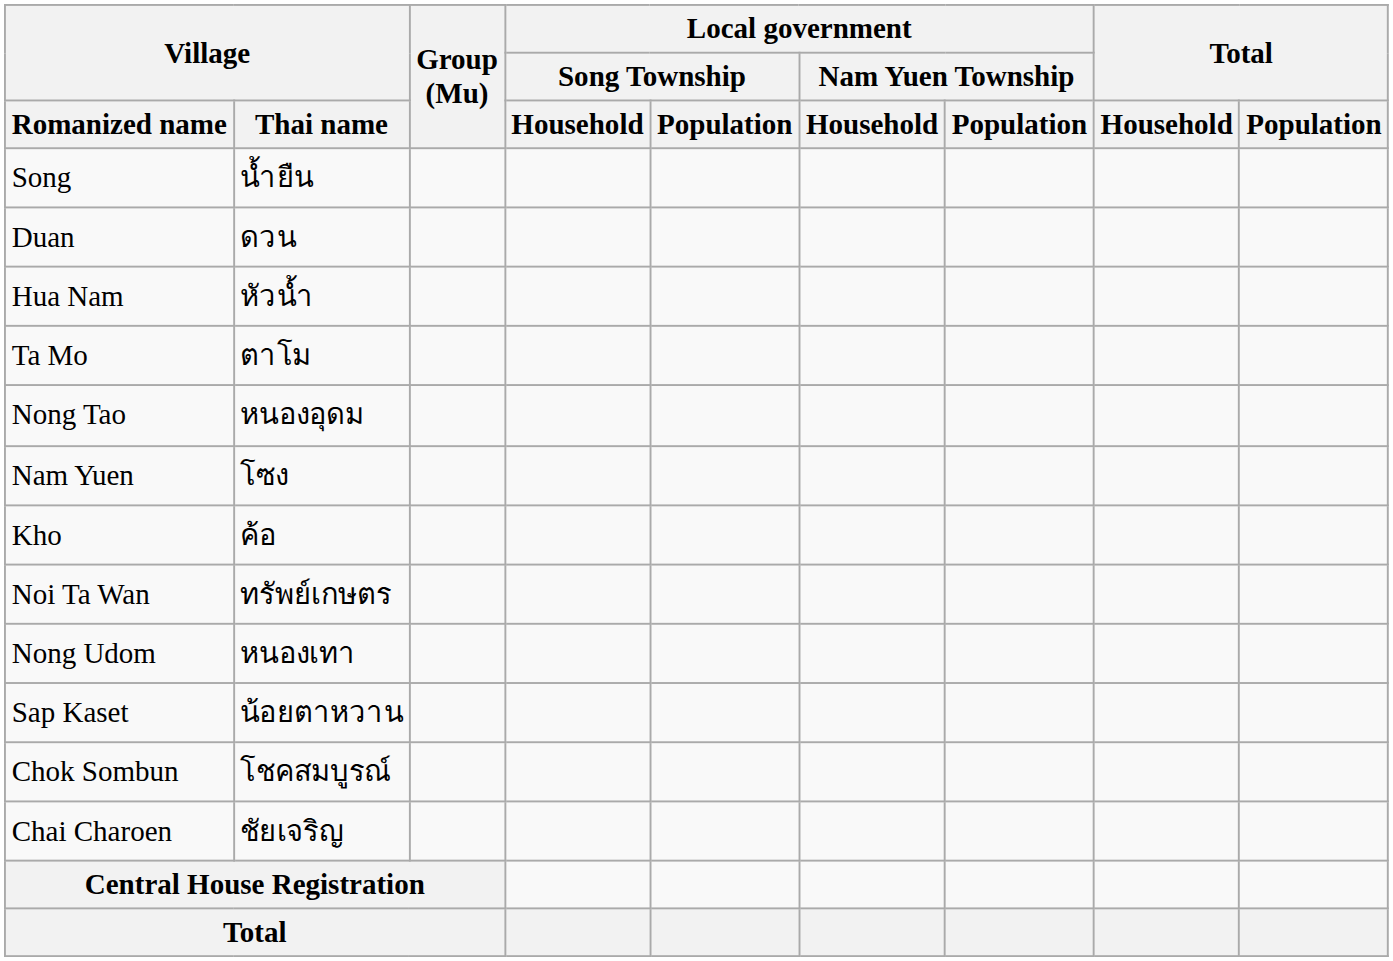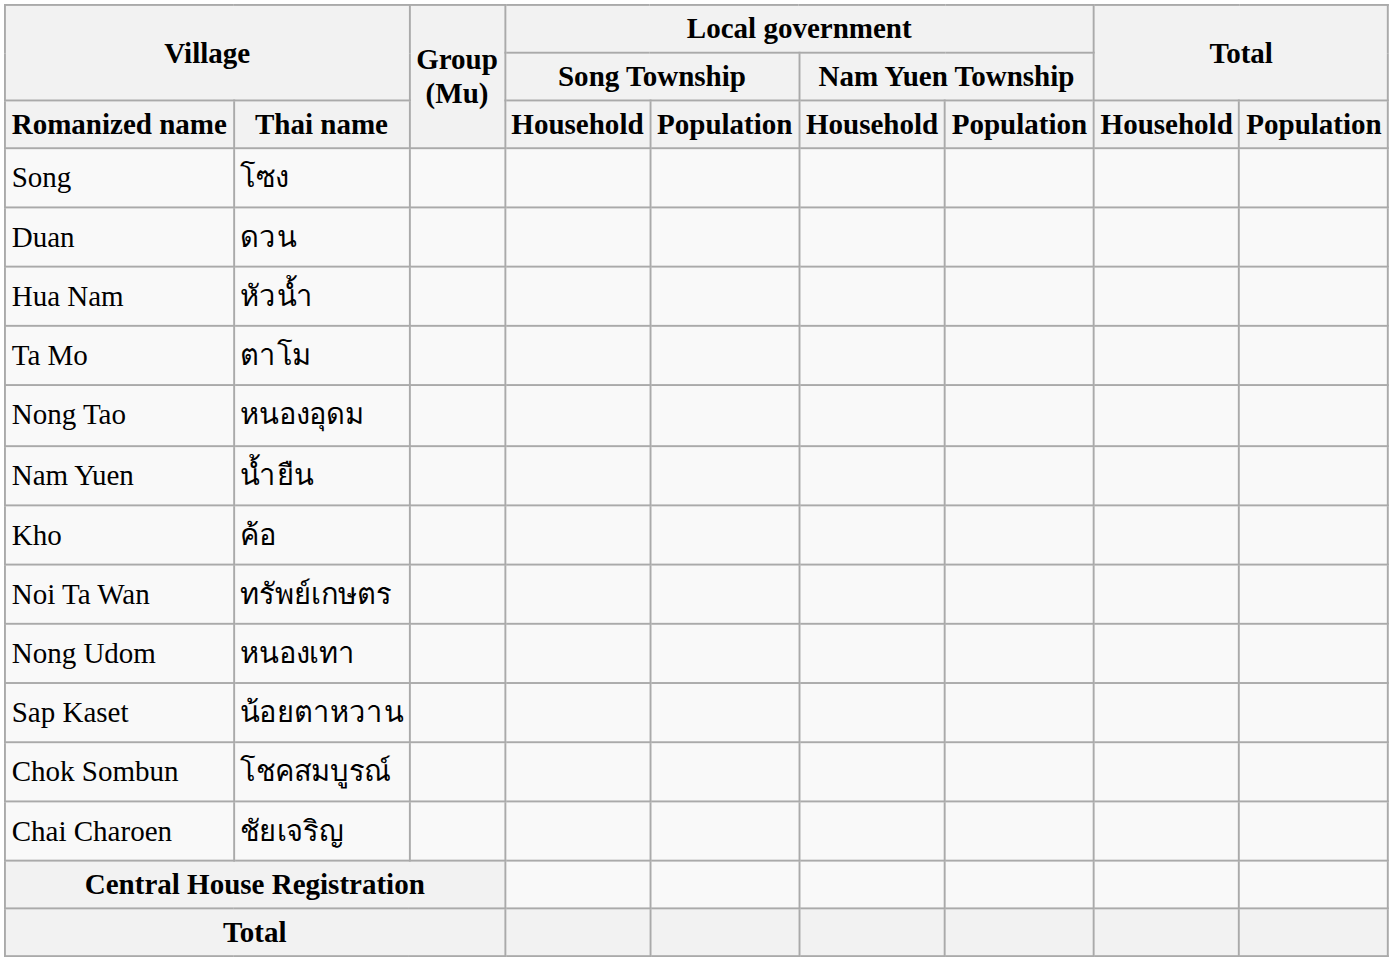(277, 177) น้ำยืน -> (264, 177) โซง
(264, 474) โซง -> (277, 474) น้ำยืน
